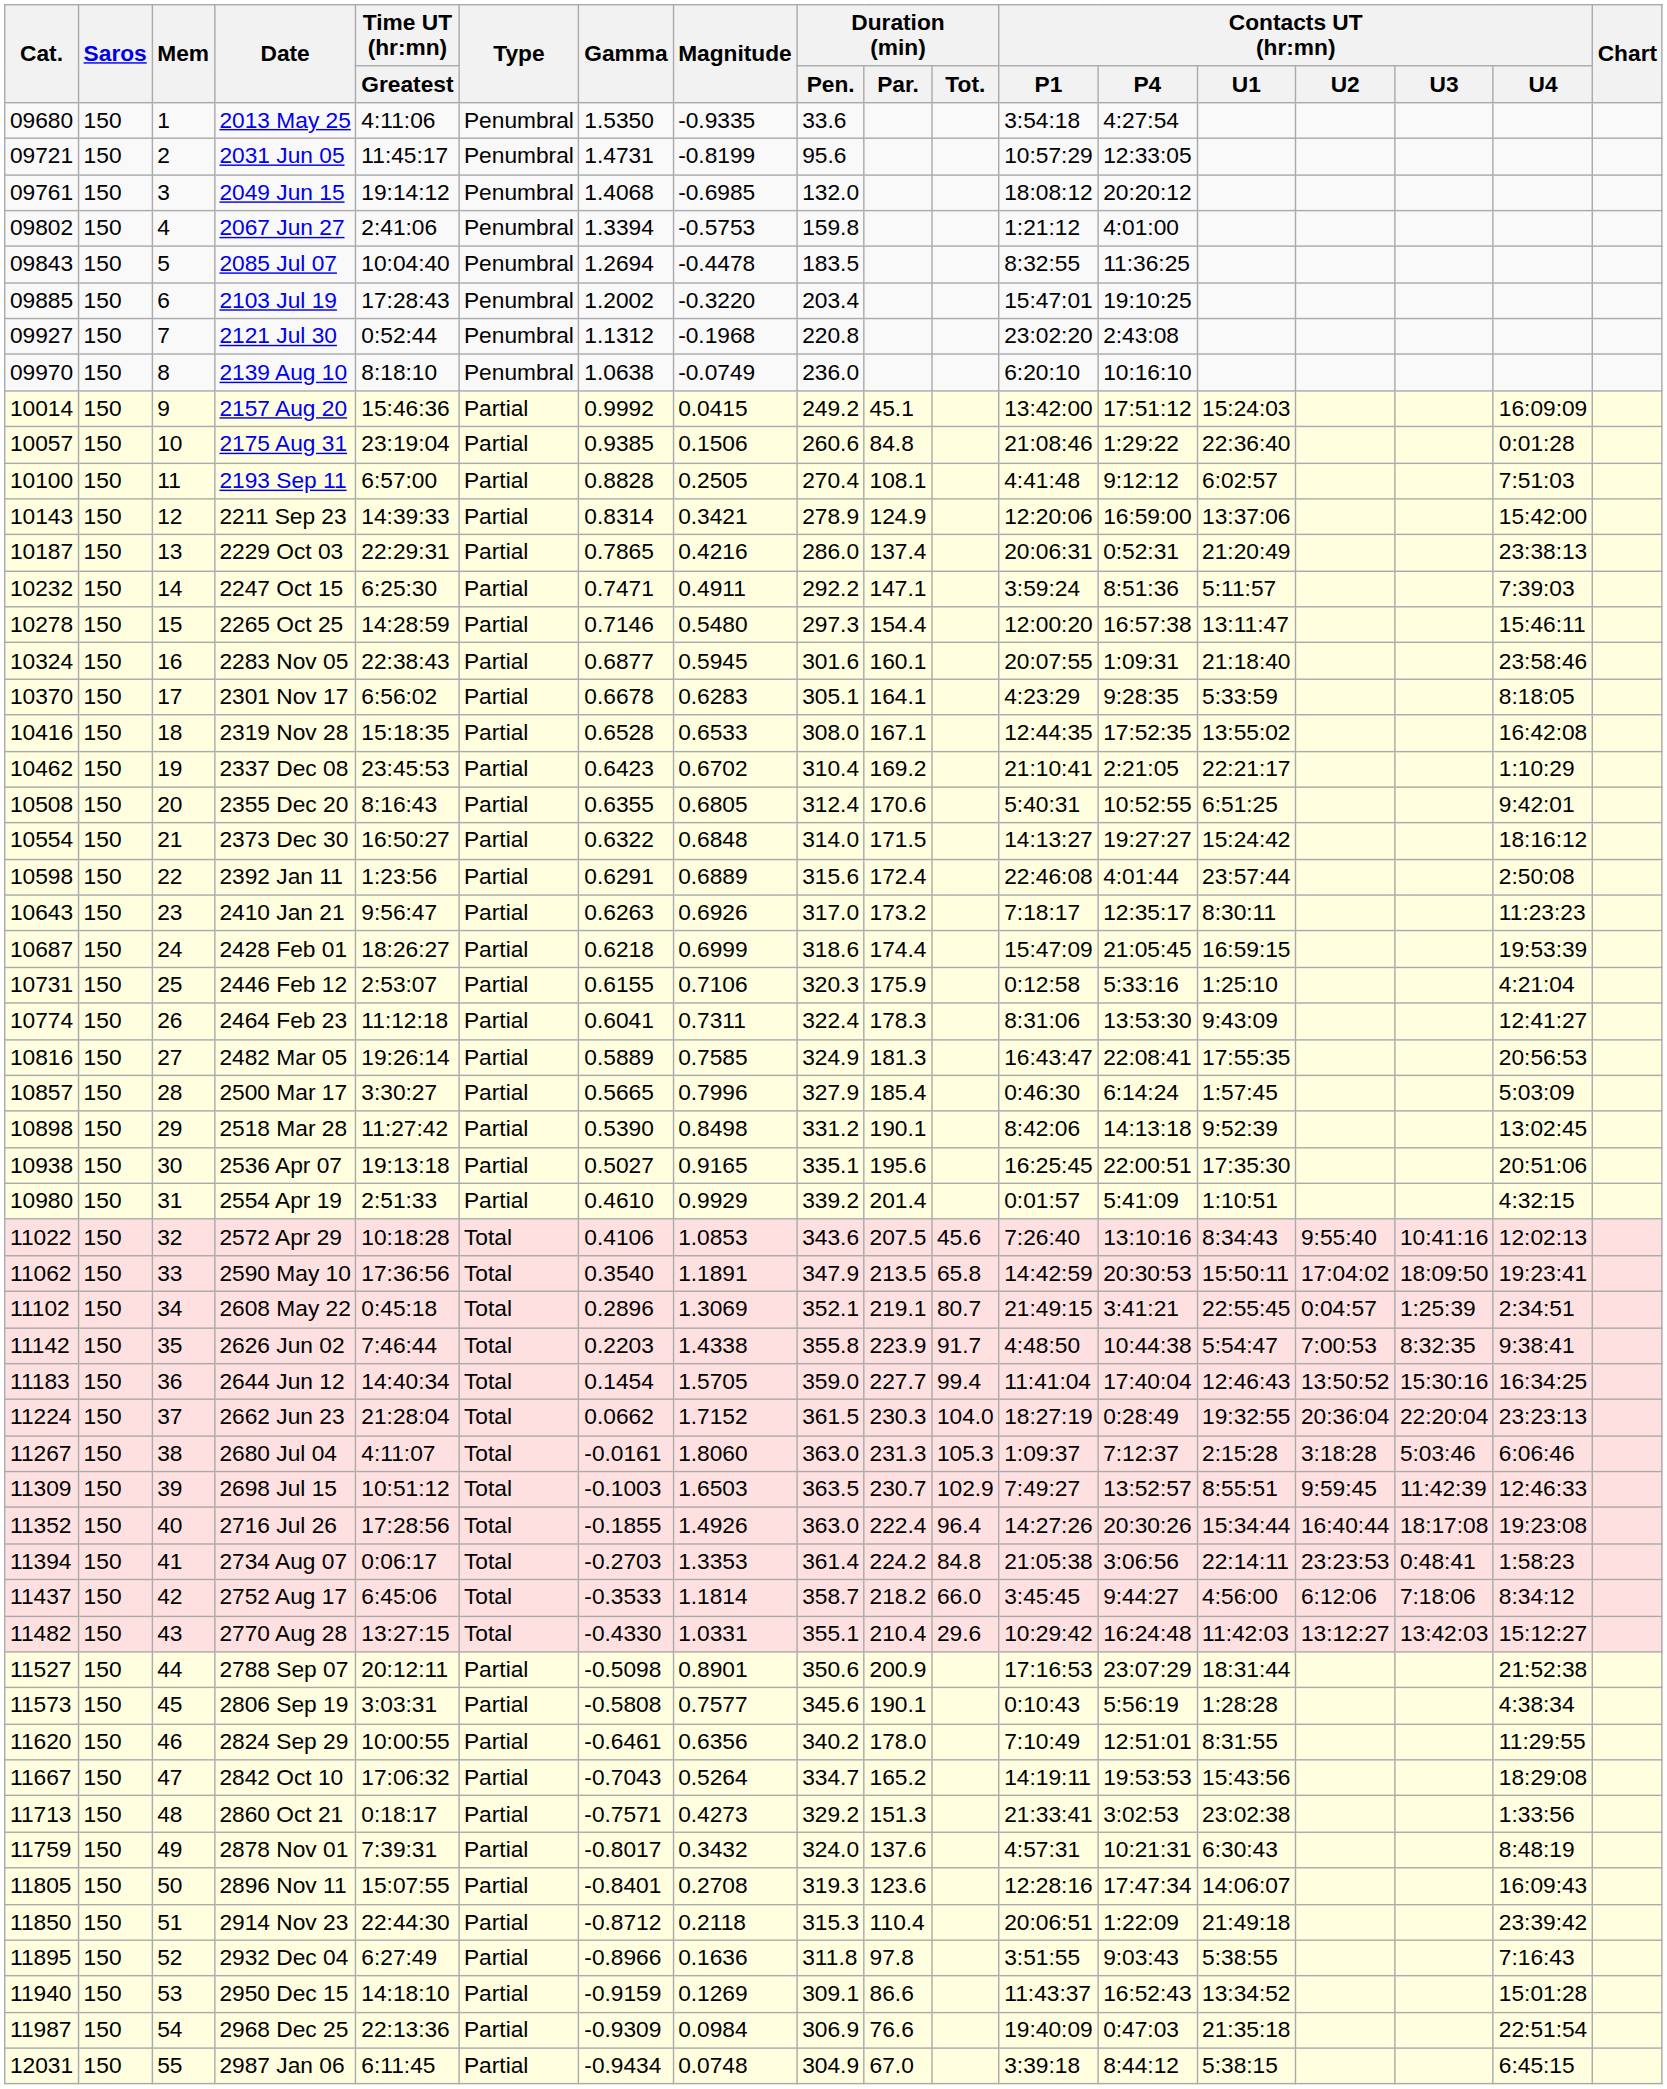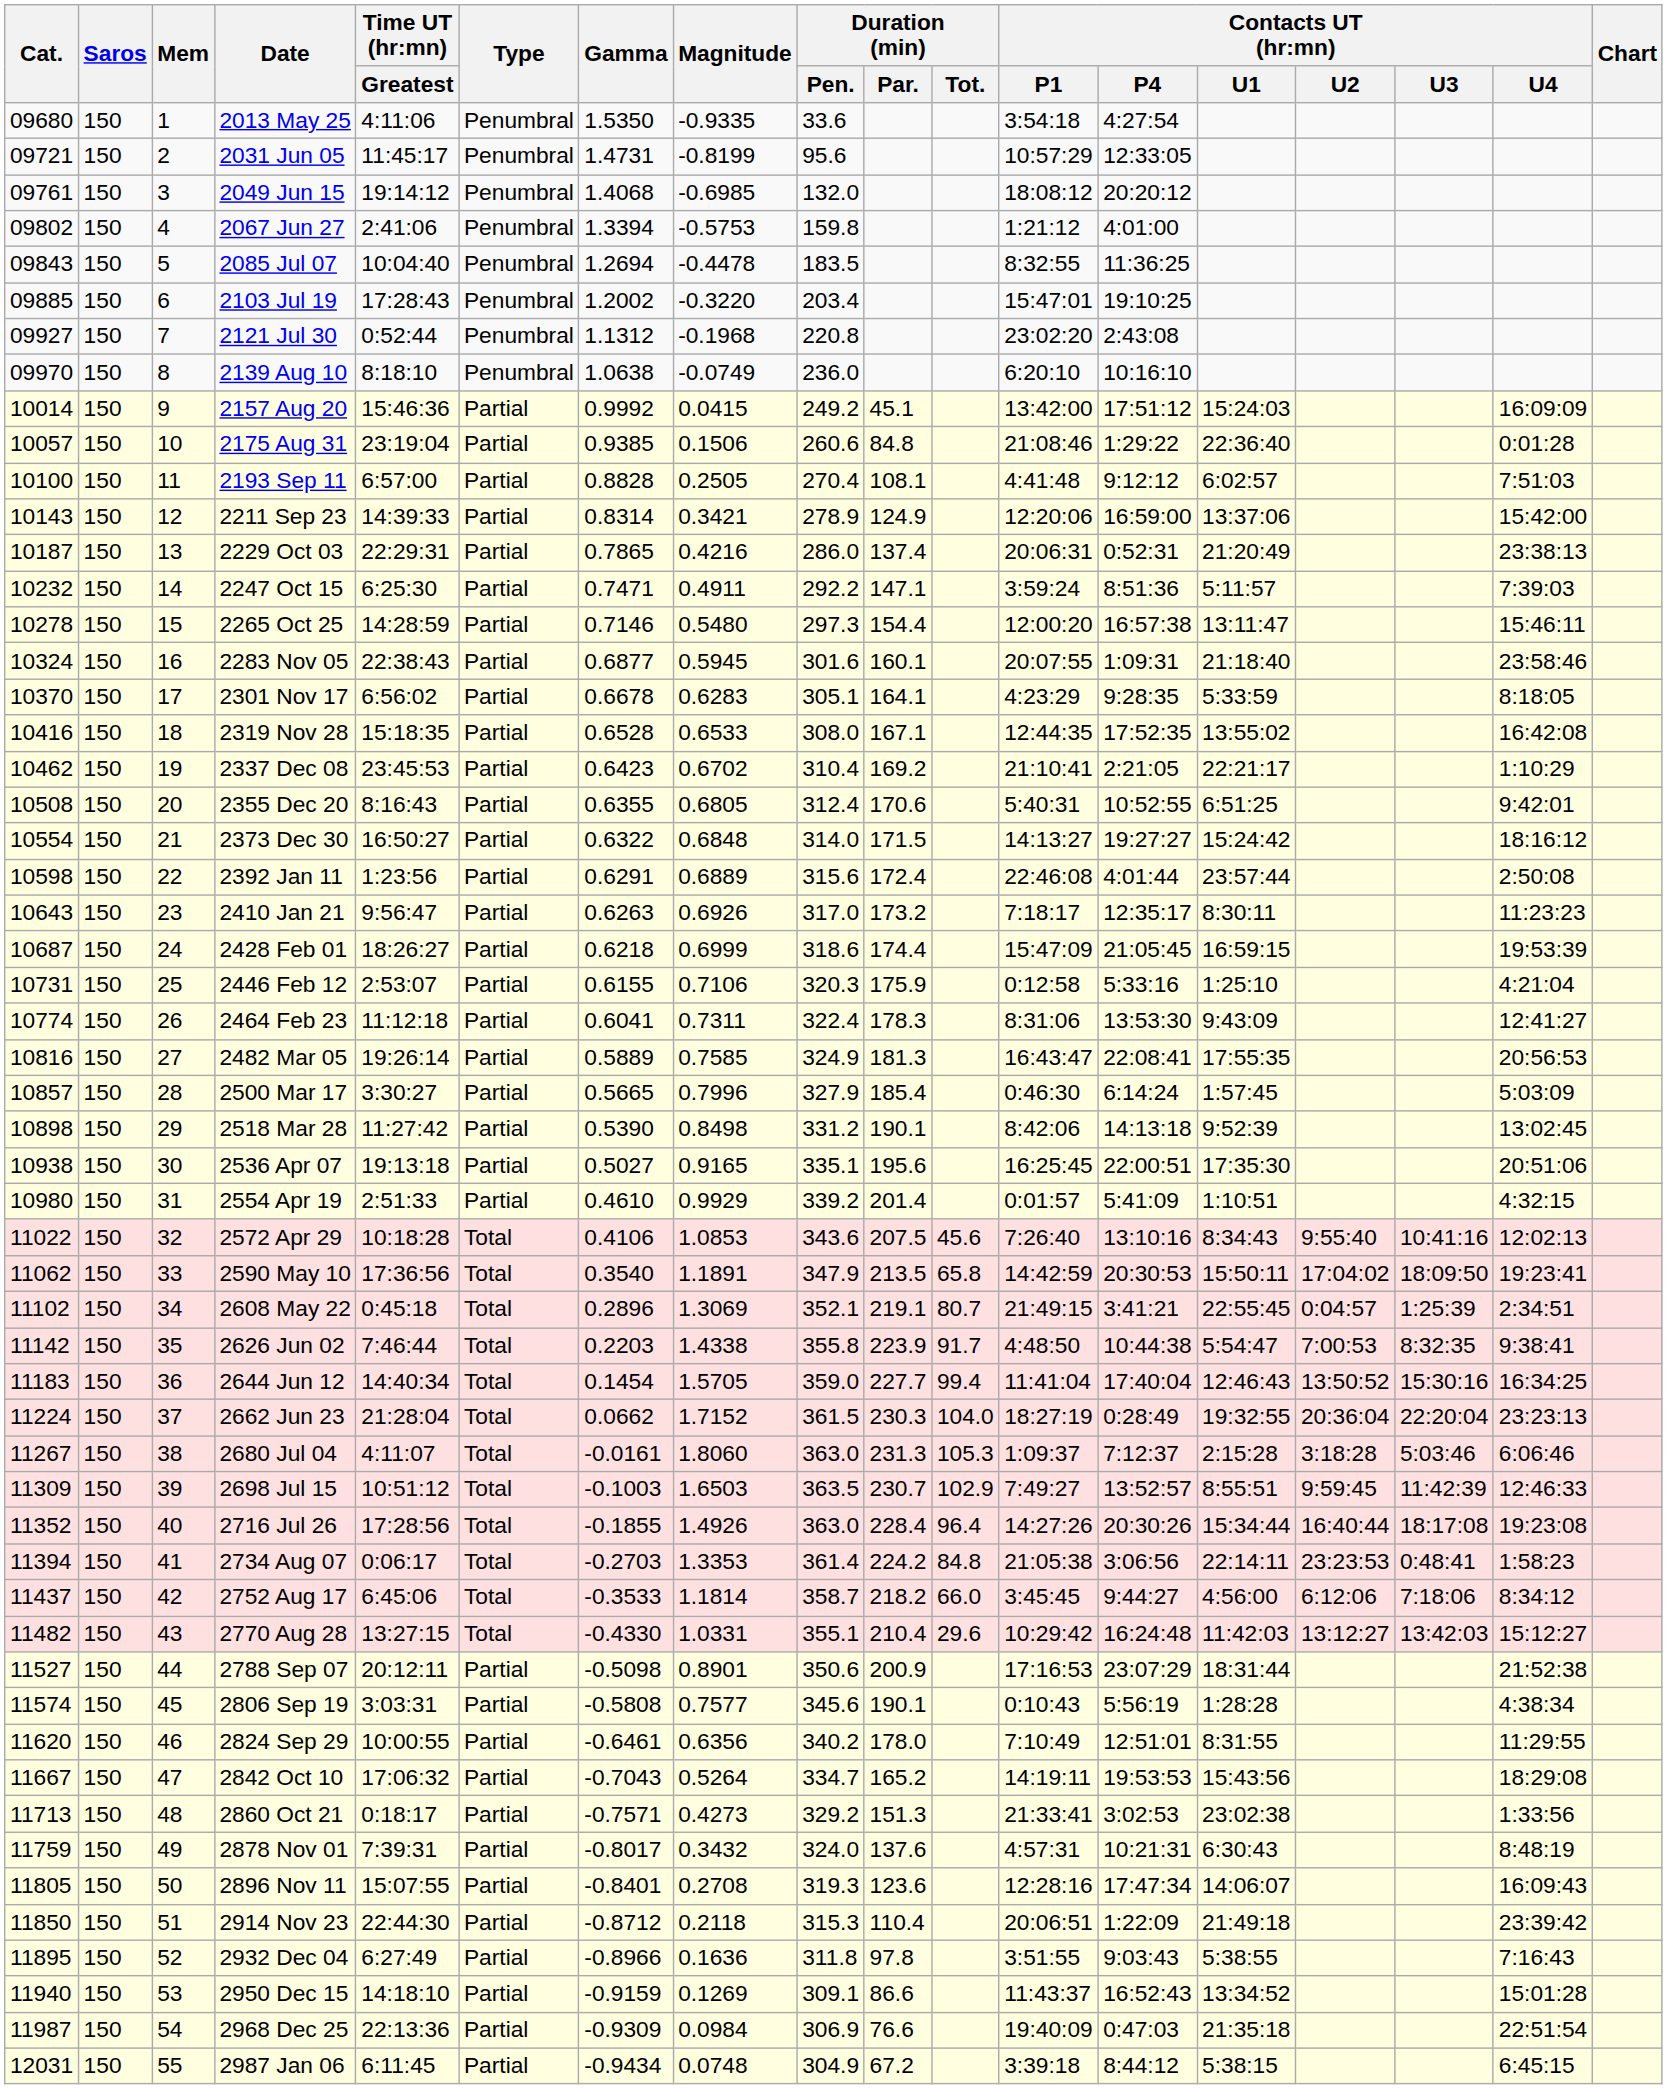(898, 1525) 222.4 -> (898, 1525) 228.4
(41, 1705) 11573 -> (41, 1705) 11574
(892, 2065) 67.0 -> (892, 2065) 67.2
